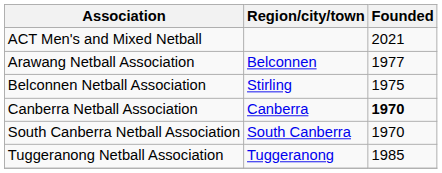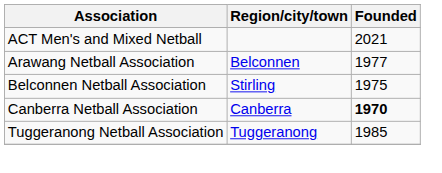- row: (124, 132)
